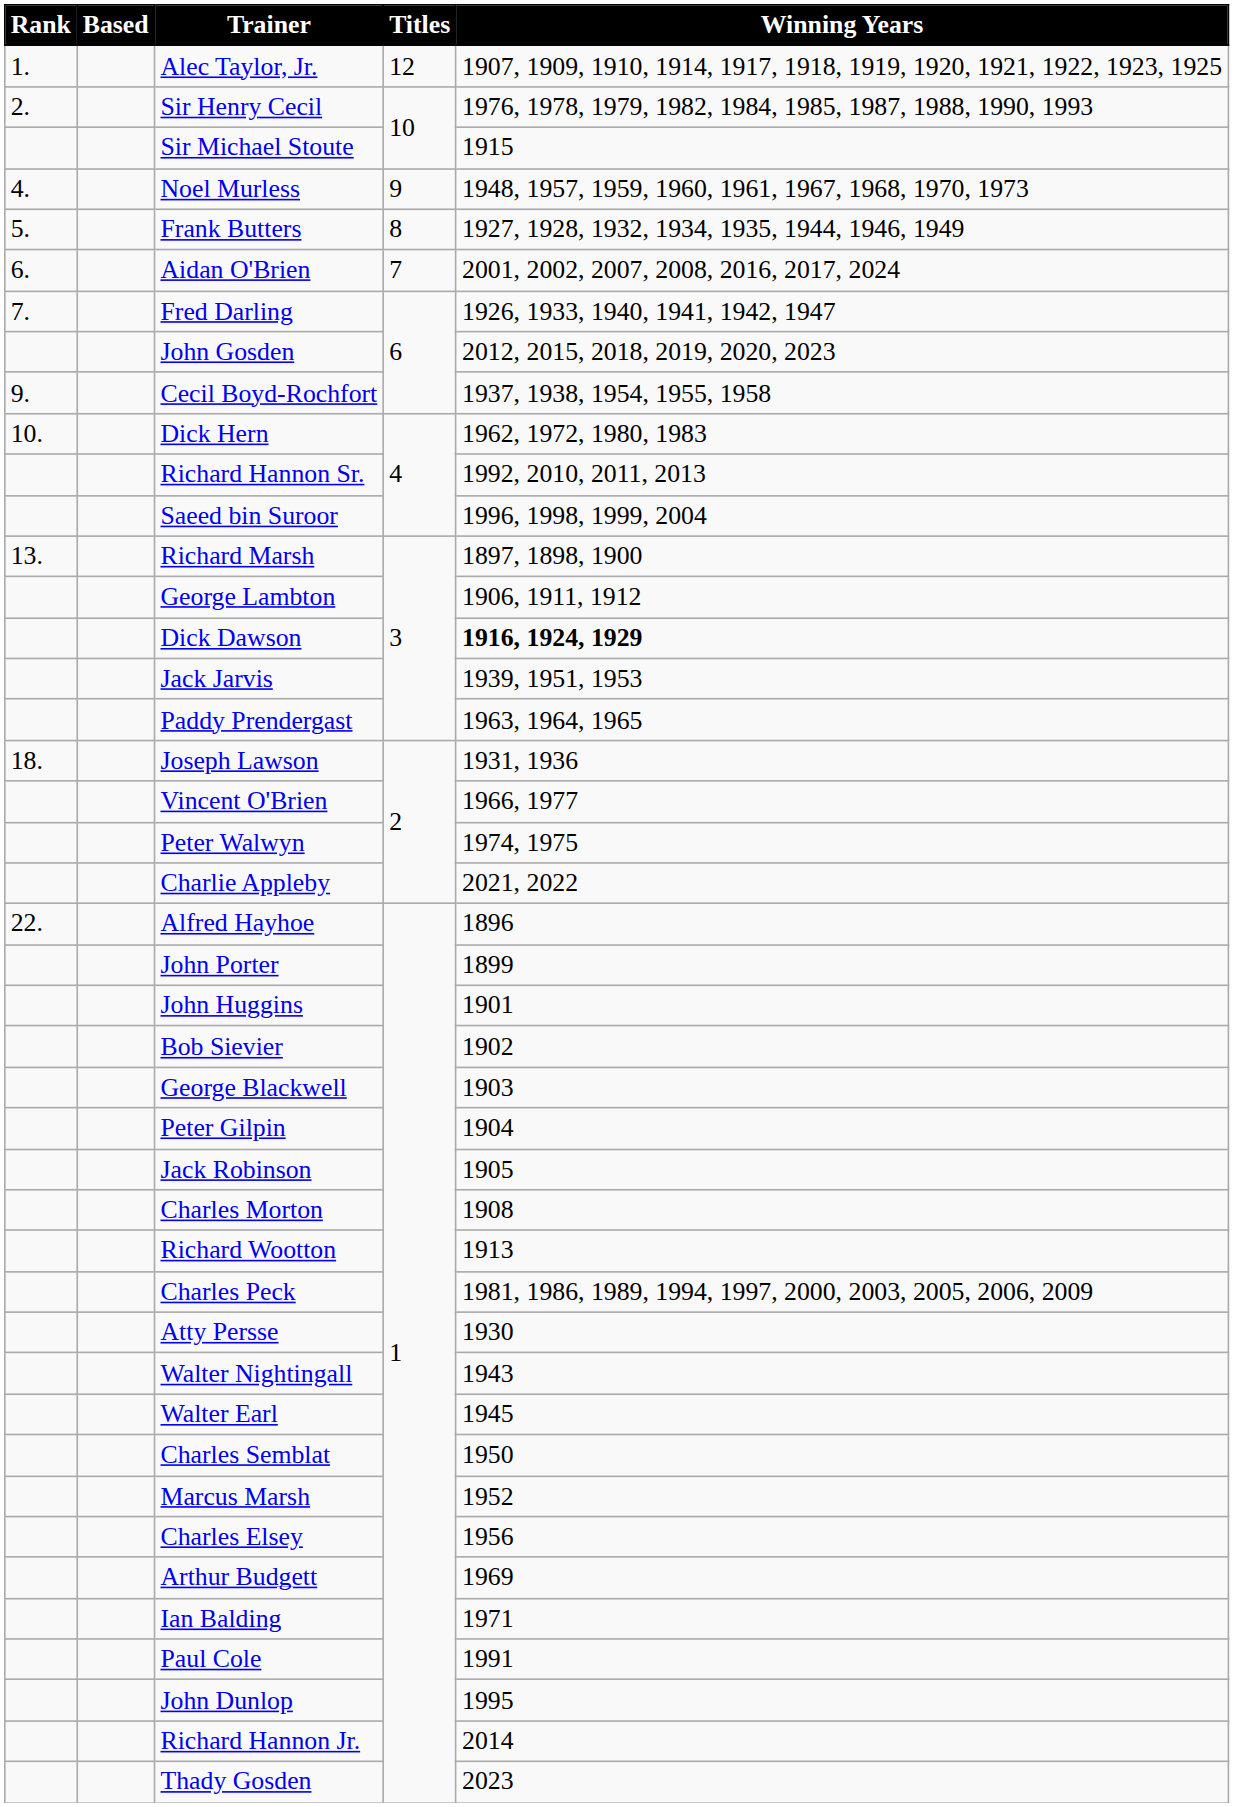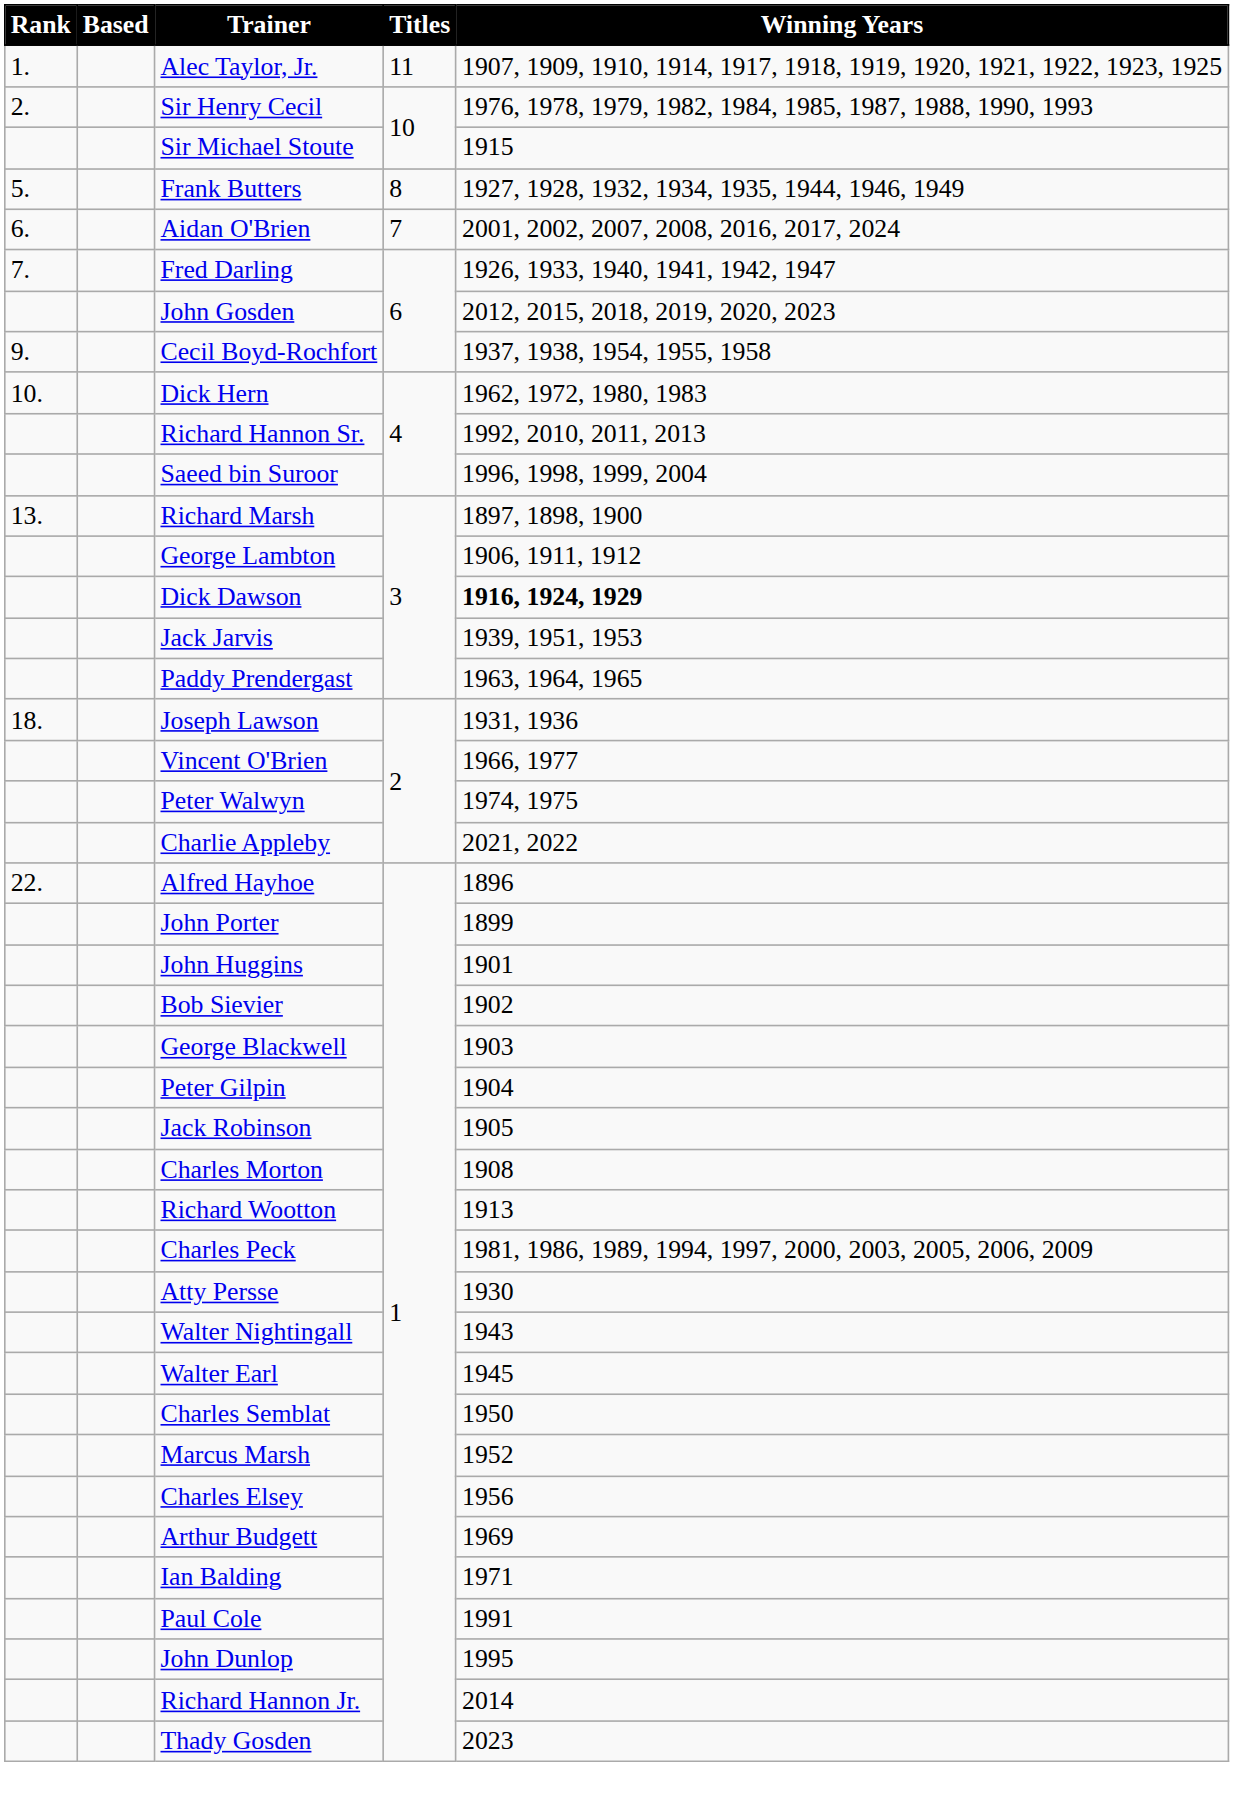(402, 65) 12 -> (402, 65) 11
- row: (230, 188)
